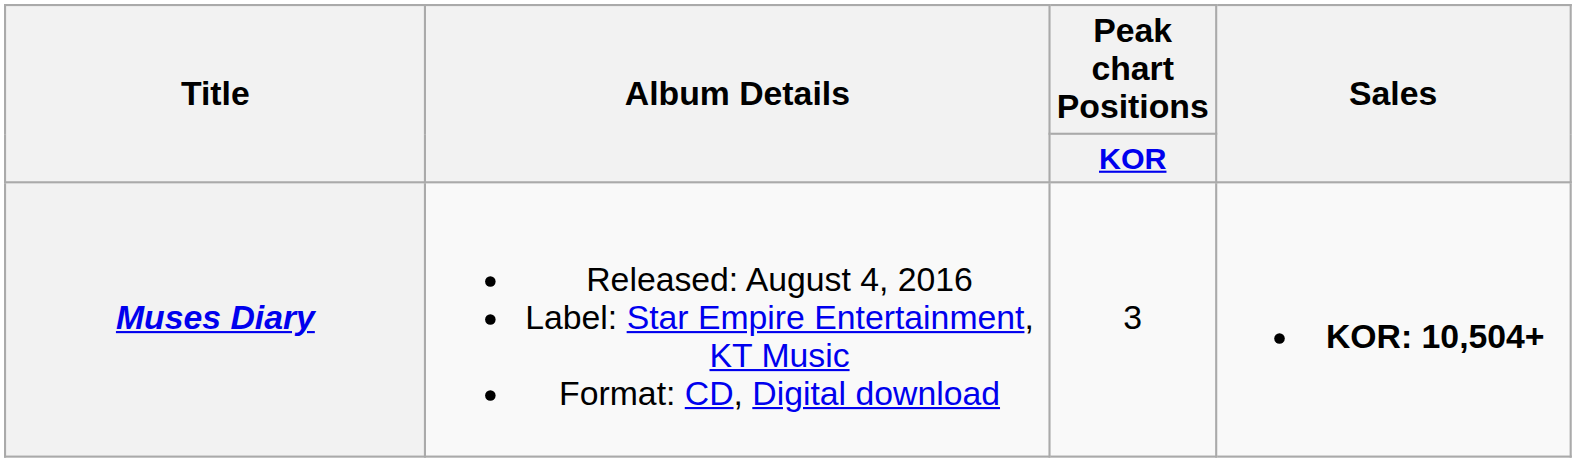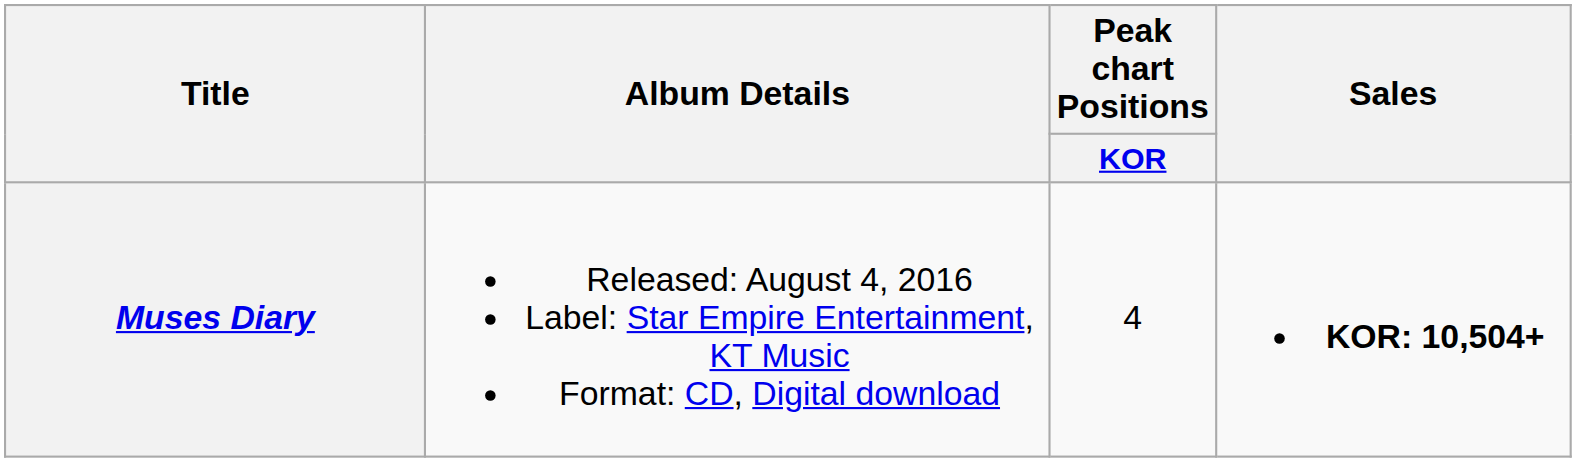(1133, 318) 3 -> (1133, 318) 4
